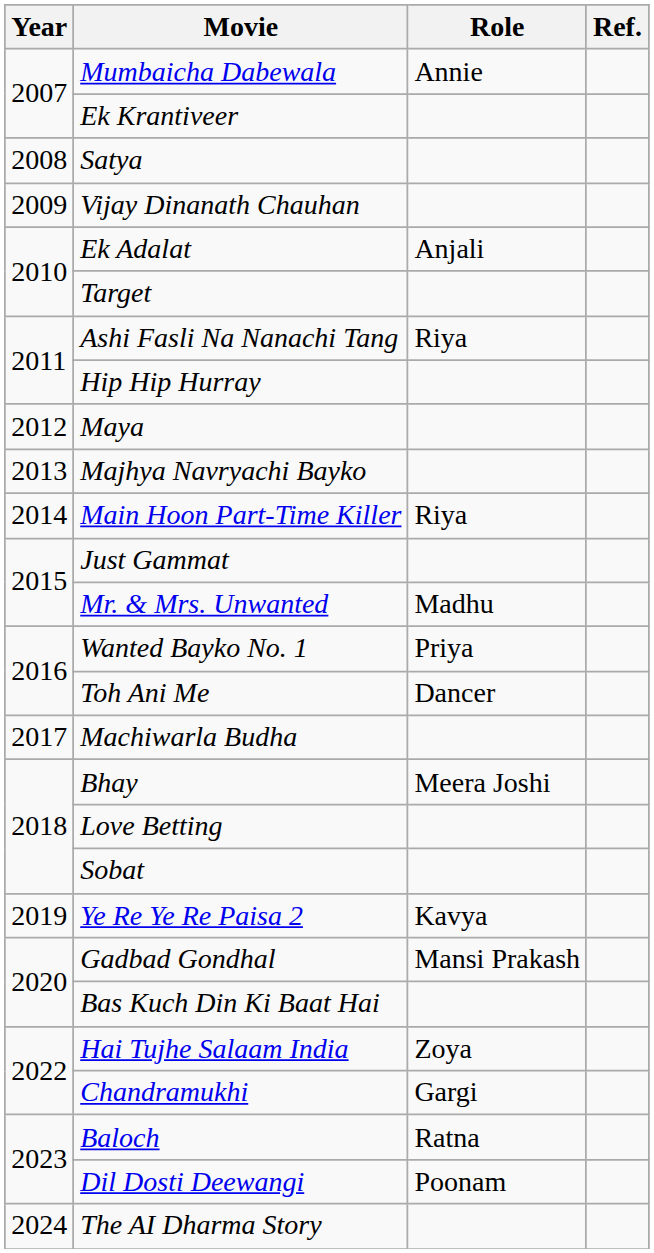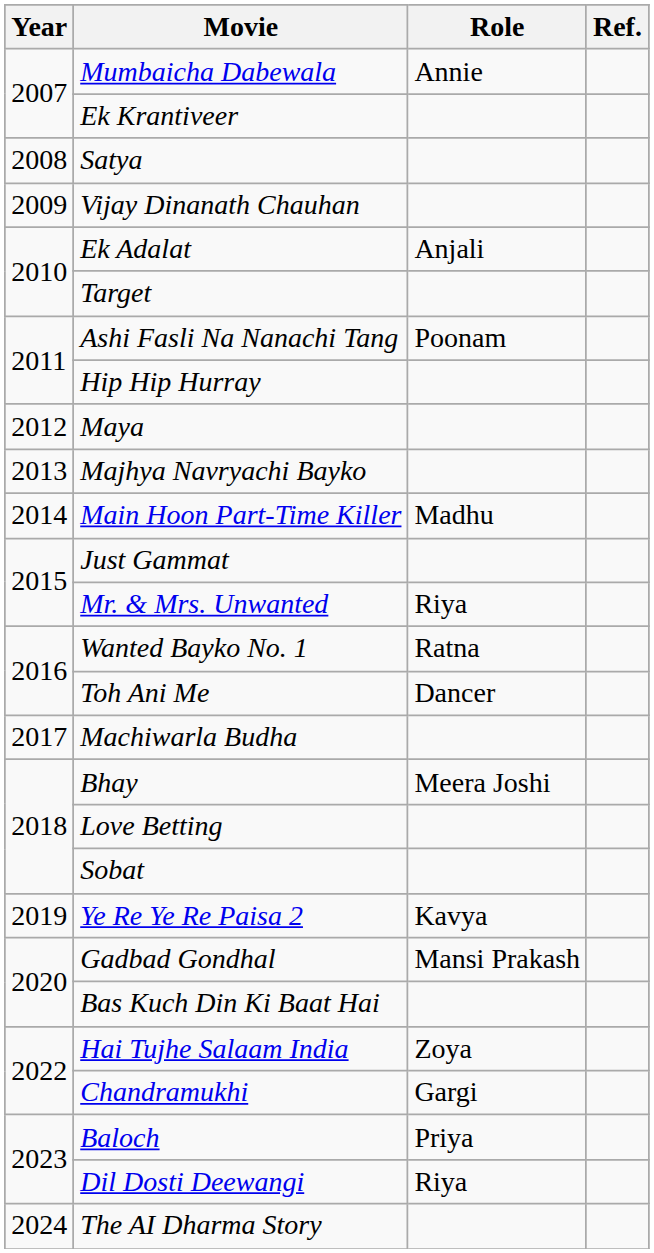(441, 337) Riya -> (460, 337) Poonam
(441, 515) Riya -> (454, 515) Madhu
(454, 603) Madhu -> (441, 603) Riya
(444, 648) Priya -> (447, 648) Ratna
(447, 1136) Ratna -> (444, 1136) Priya
(460, 1181) Poonam -> (441, 1181) Riya
